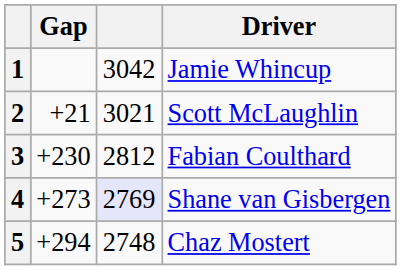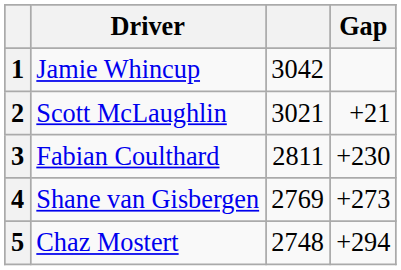columns swapped: (279, 26) <-> (63, 26)
(129, 156) 2812 -> (298, 156) 2811
(129, 199) lavender background -> (298, 199) no background
